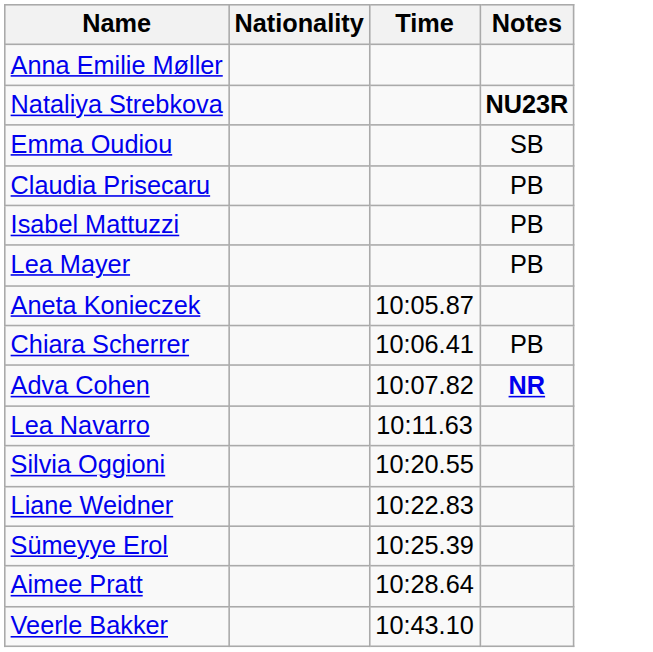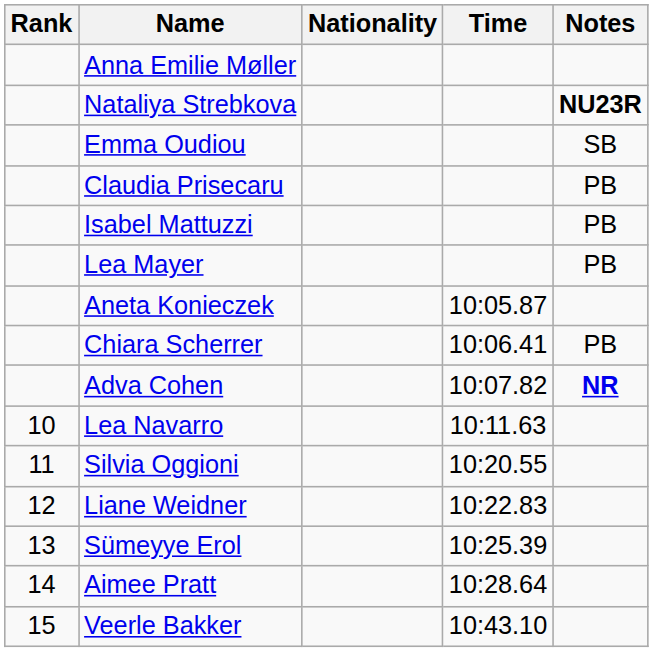+ column: (42, 24)
